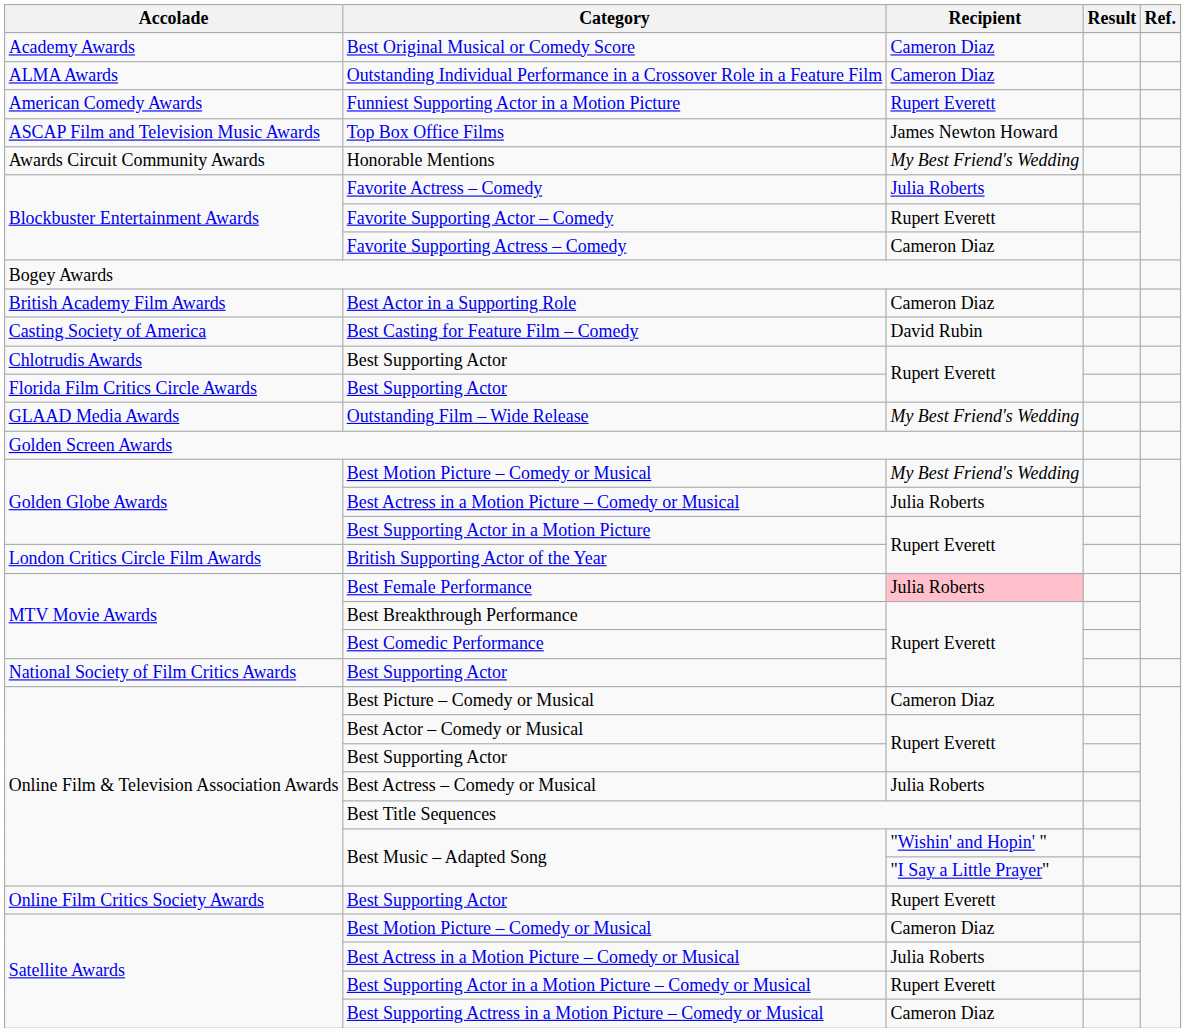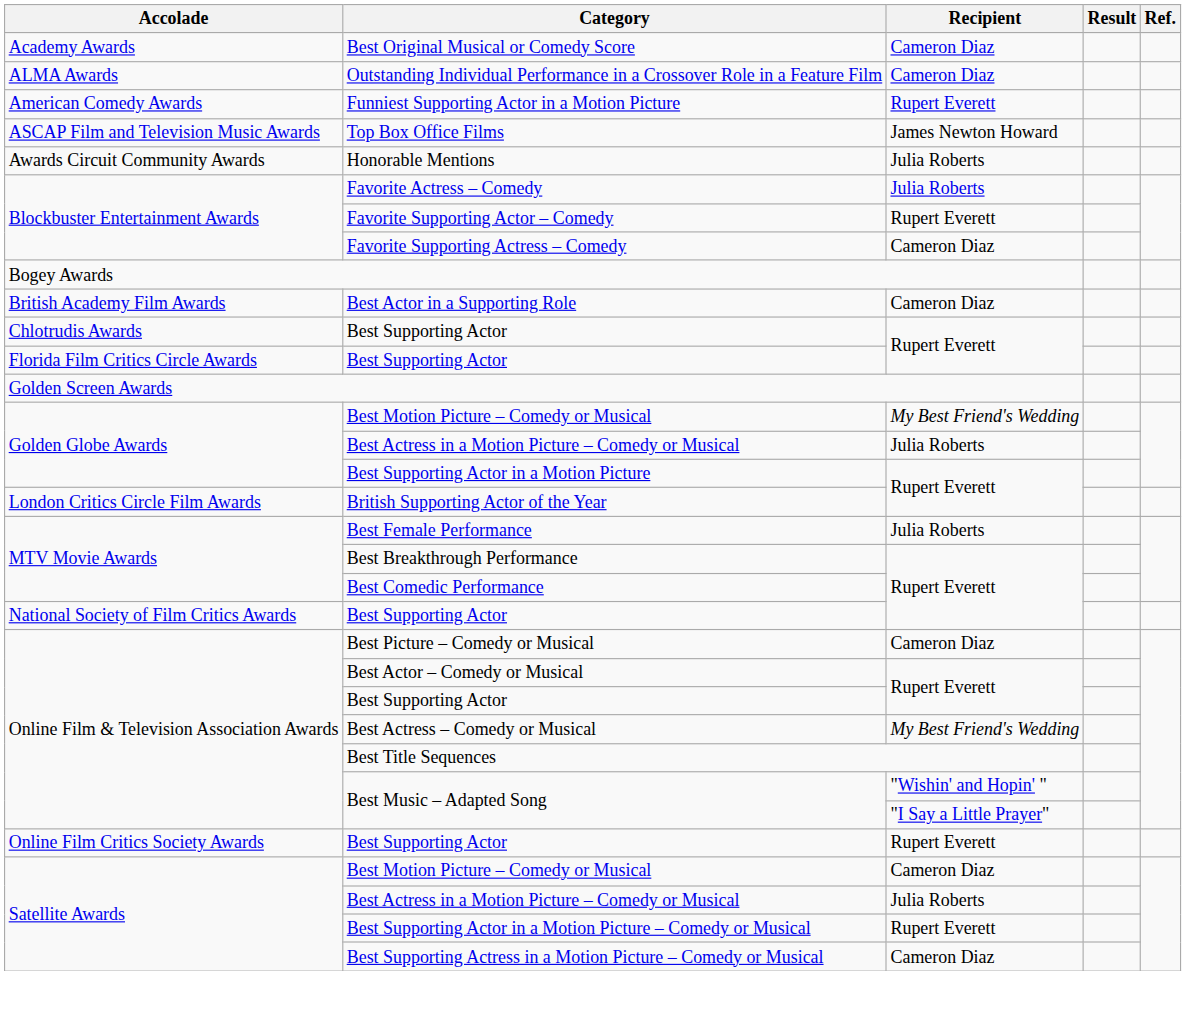(985, 160) My Best Friend's Wedding -> (938, 160) Julia Roberts
- row: (107, 331)
- row: (94, 416)
(938, 587) pink background -> (938, 530) no background
(938, 786) Julia Roberts -> (985, 729) My Best Friend's Wedding
